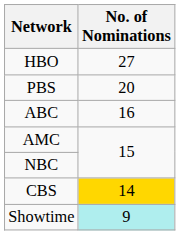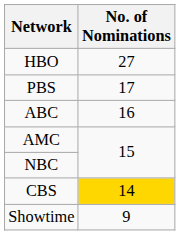(126, 87) 20 -> (126, 87) 17
(126, 216) paleturquoise background -> (126, 216) no background
